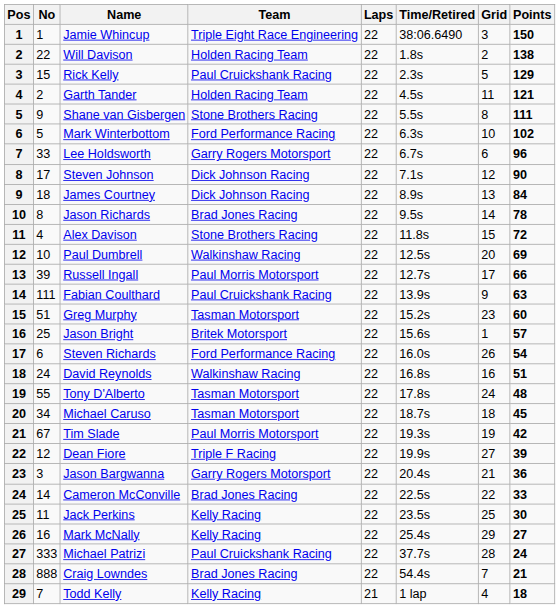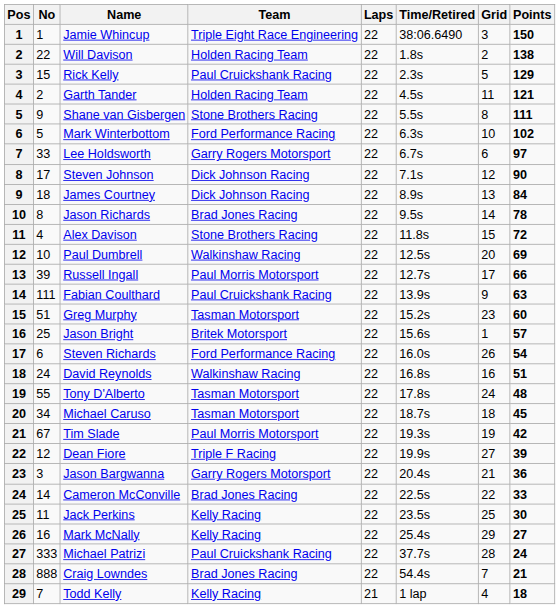(520, 154) 96 -> (520, 154) 97
